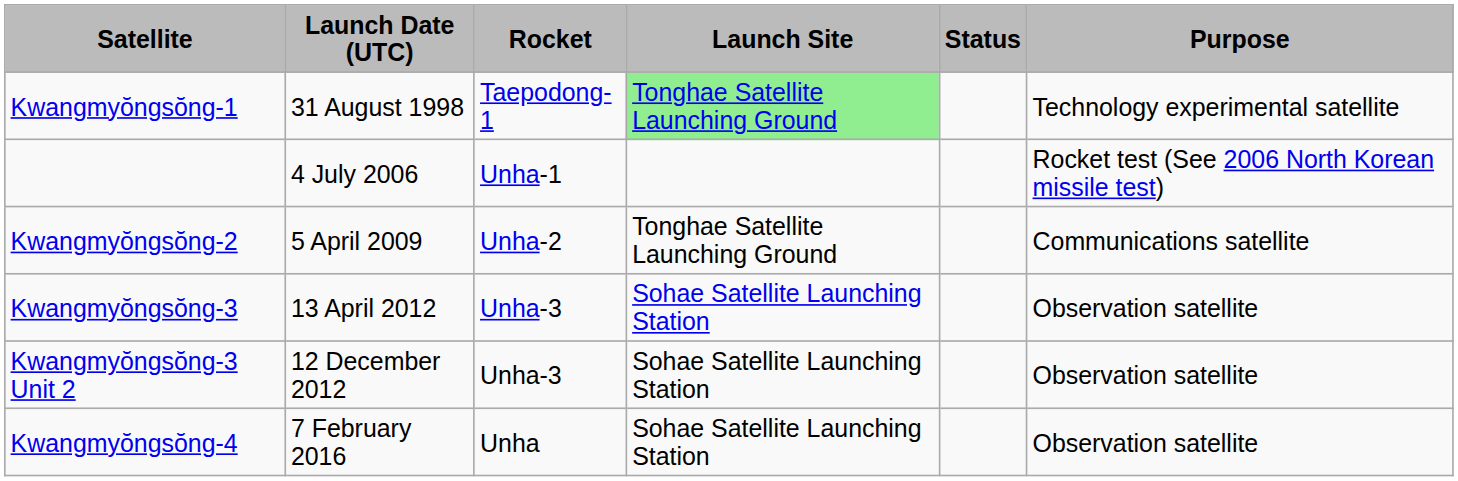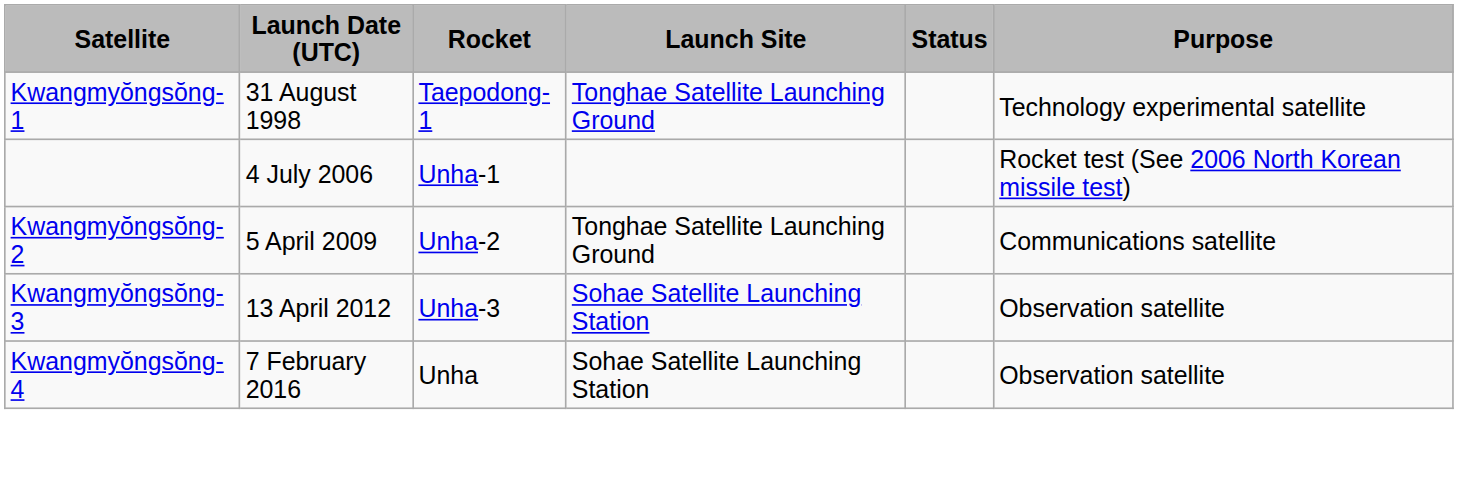(735, 106) lightgreen background -> (728, 106) no background
- row: (124, 375)
